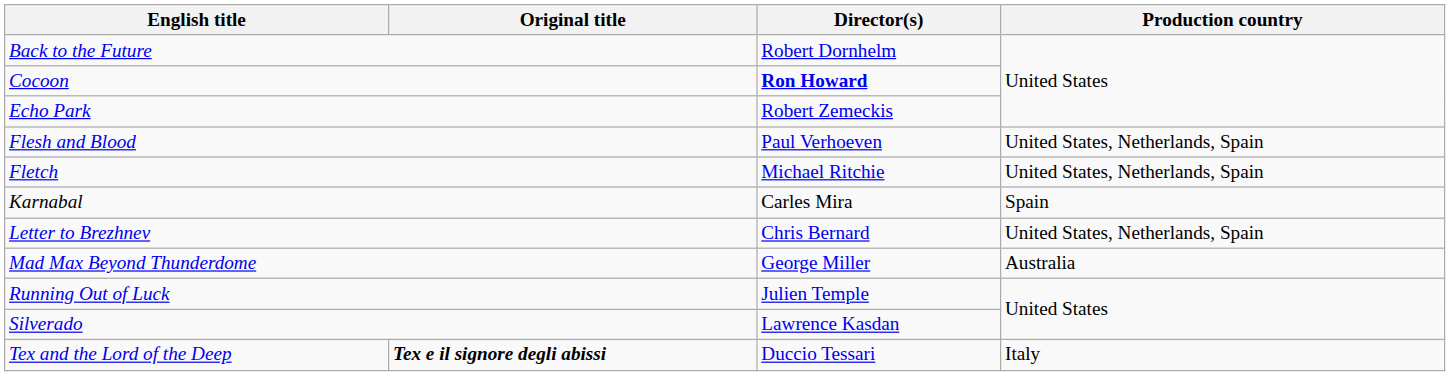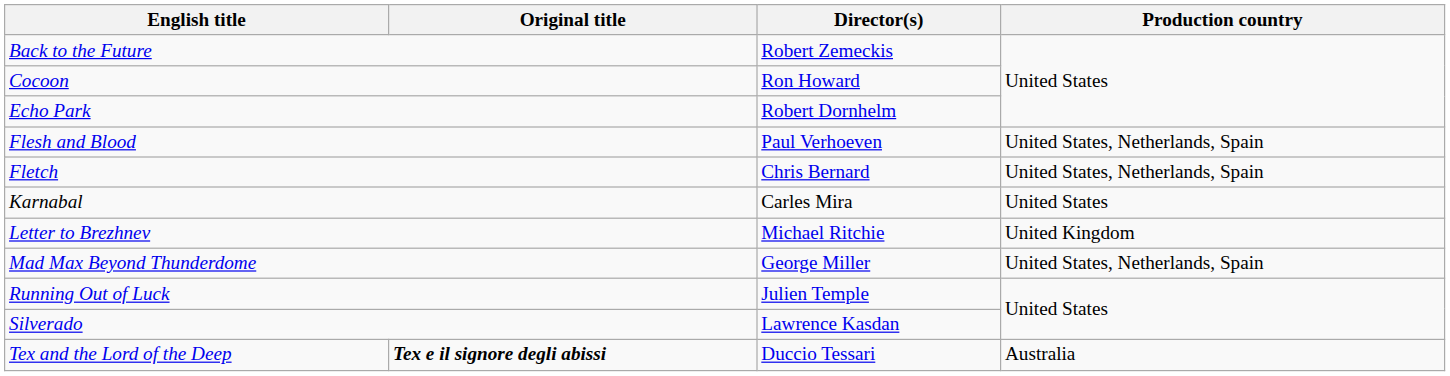(829, 50) Robert Dornhelm -> (827, 50) Robert Zemeckis
(814, 80) bold -> (811, 80) normal
(827, 111) Robert Zemeckis -> (829, 111) Robert Dornhelm
(823, 171) Michael Ritchie -> (815, 171) Chris Bernard
(1027, 202) Spain -> (1056, 202) United States
(815, 232) Chris Bernard -> (823, 232) Michael Ritchie
(1134, 232) United States, Netherlands, Spain -> (1070, 232) United Kingdom
(1040, 263) Australia -> (1134, 263) United States, Netherlands, Spain
(1023, 354) Italy -> (1040, 354) Australia
